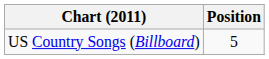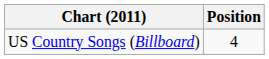(234, 41) 5 -> (234, 41) 4
